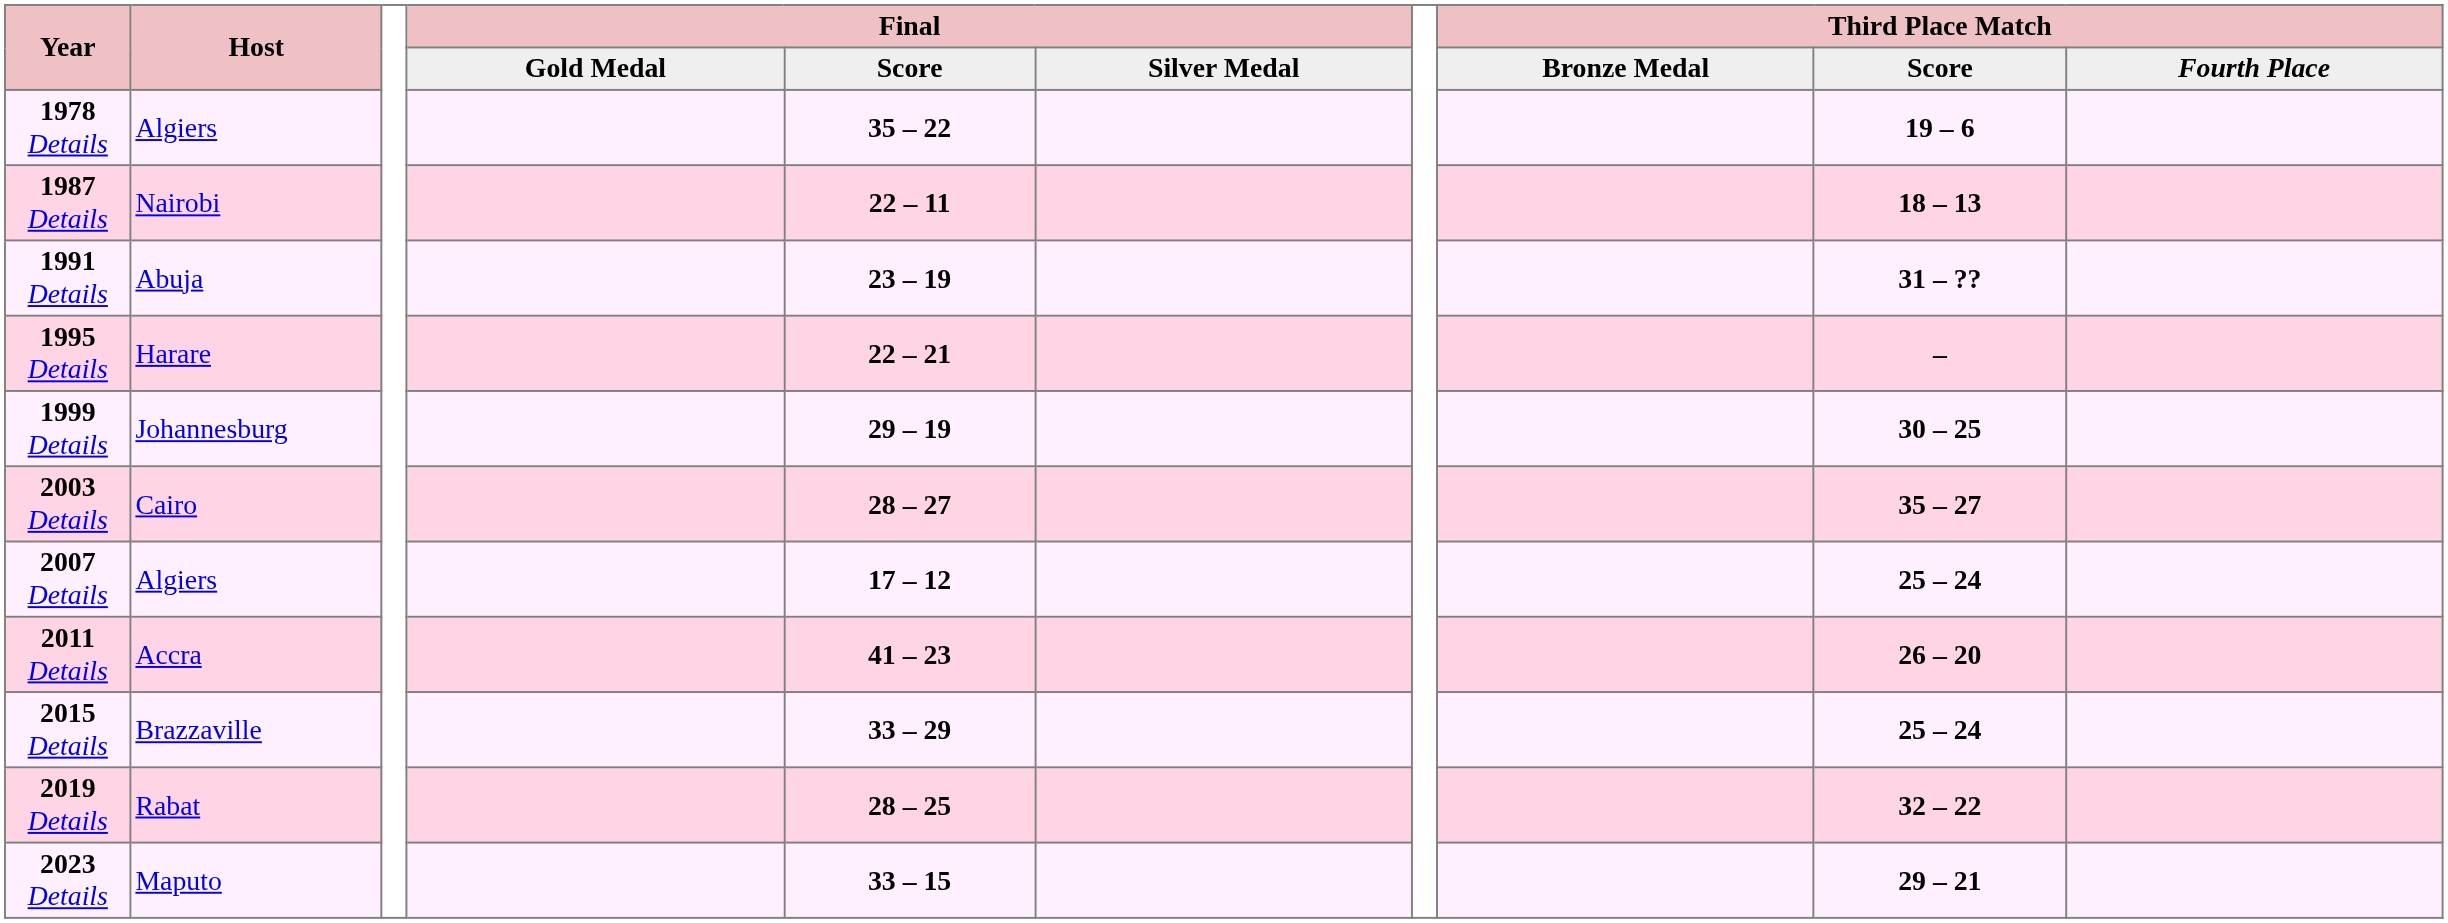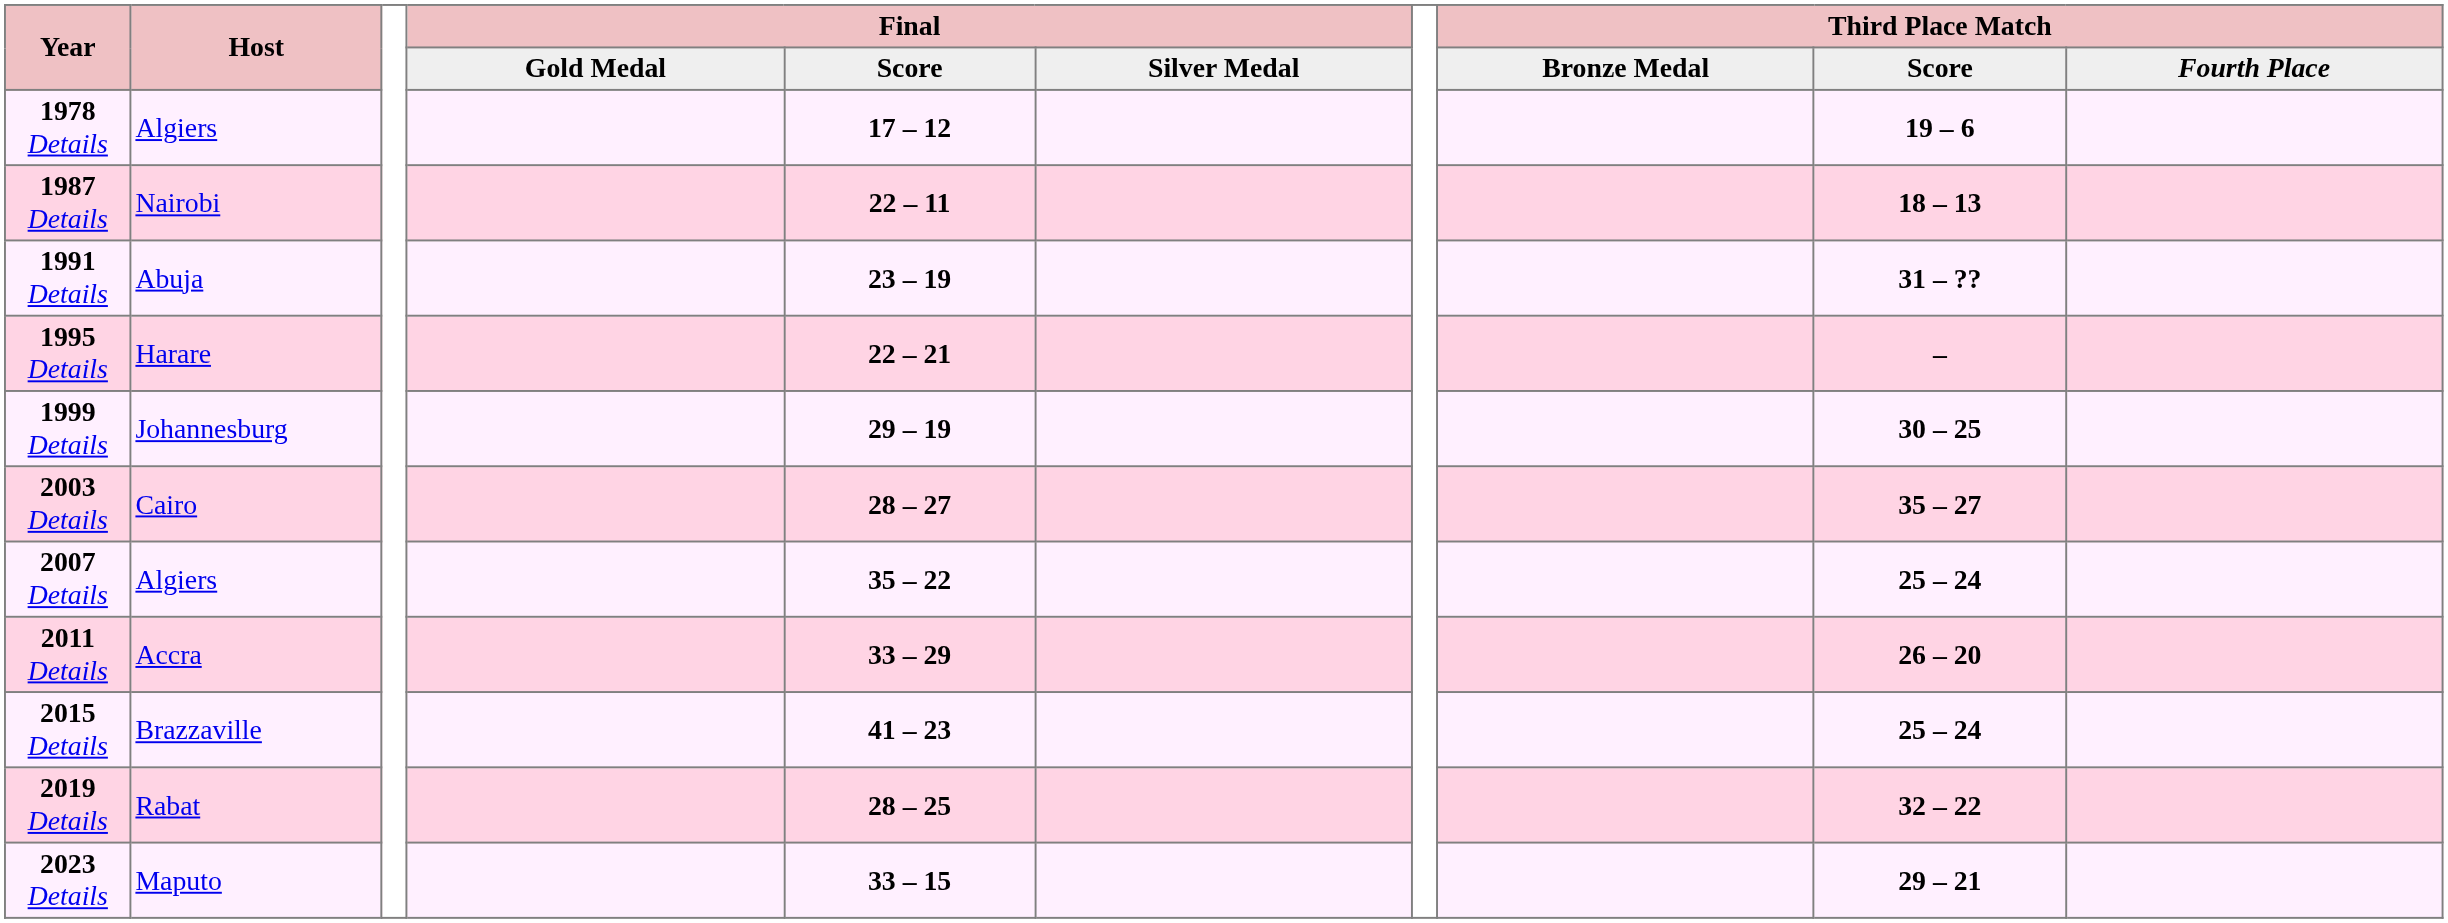(910, 127) 35 – 22 -> (910, 127) 17 – 12
(910, 578) 17 – 12 -> (910, 578) 35 – 22
(910, 653) 41 – 23 -> (910, 653) 33 – 29
(910, 729) 33 – 29 -> (910, 729) 41 – 23
